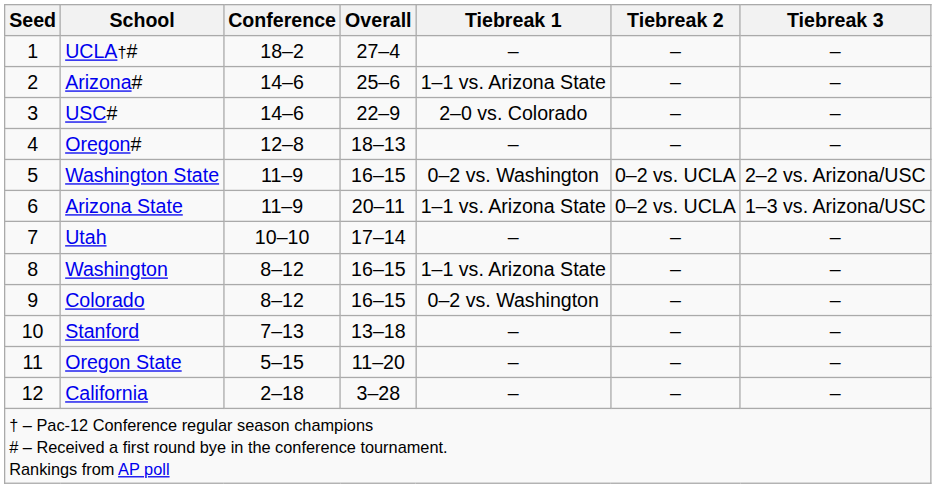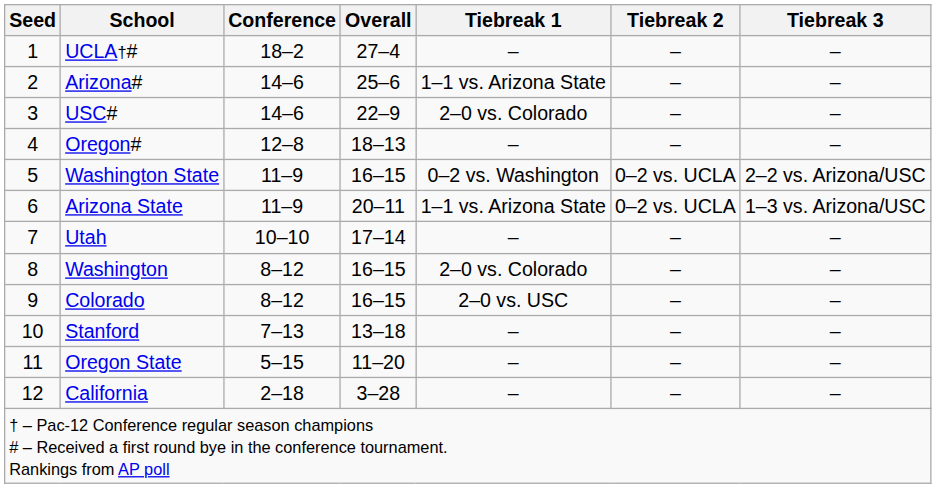(513, 269) 1–1 vs. Arizona State -> (513, 269) 2–0 vs. Colorado
(513, 300) 0–2 vs. Washington -> (513, 300) 2–0 vs. USC
